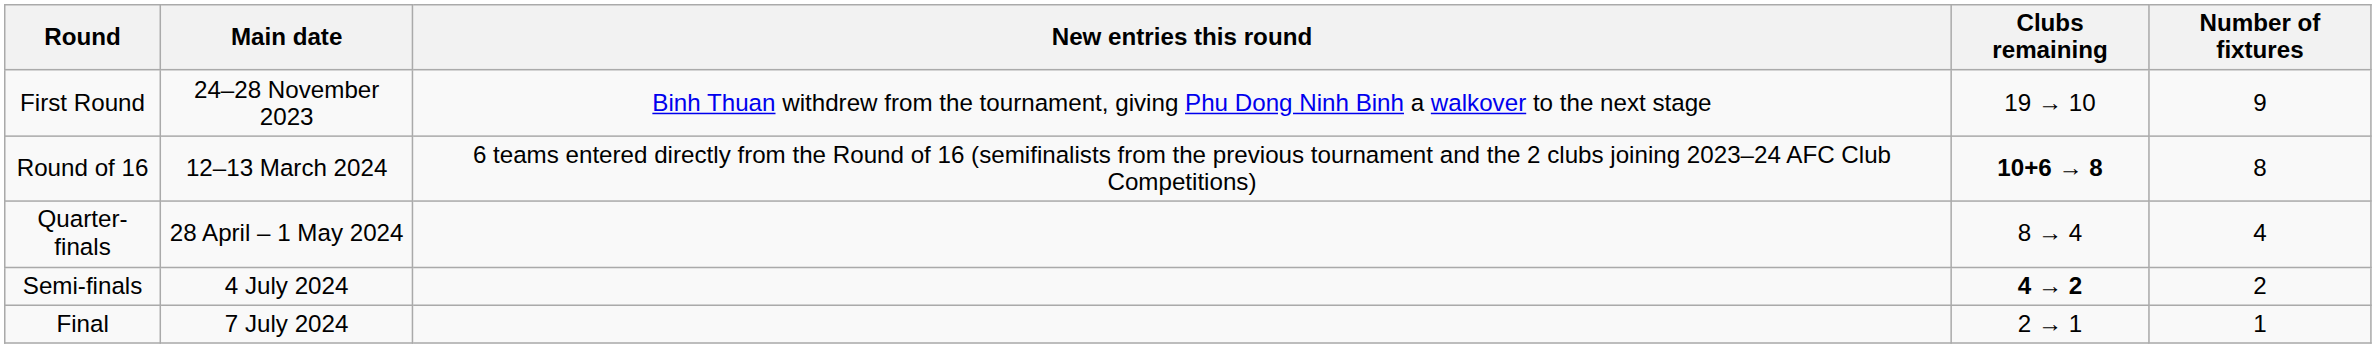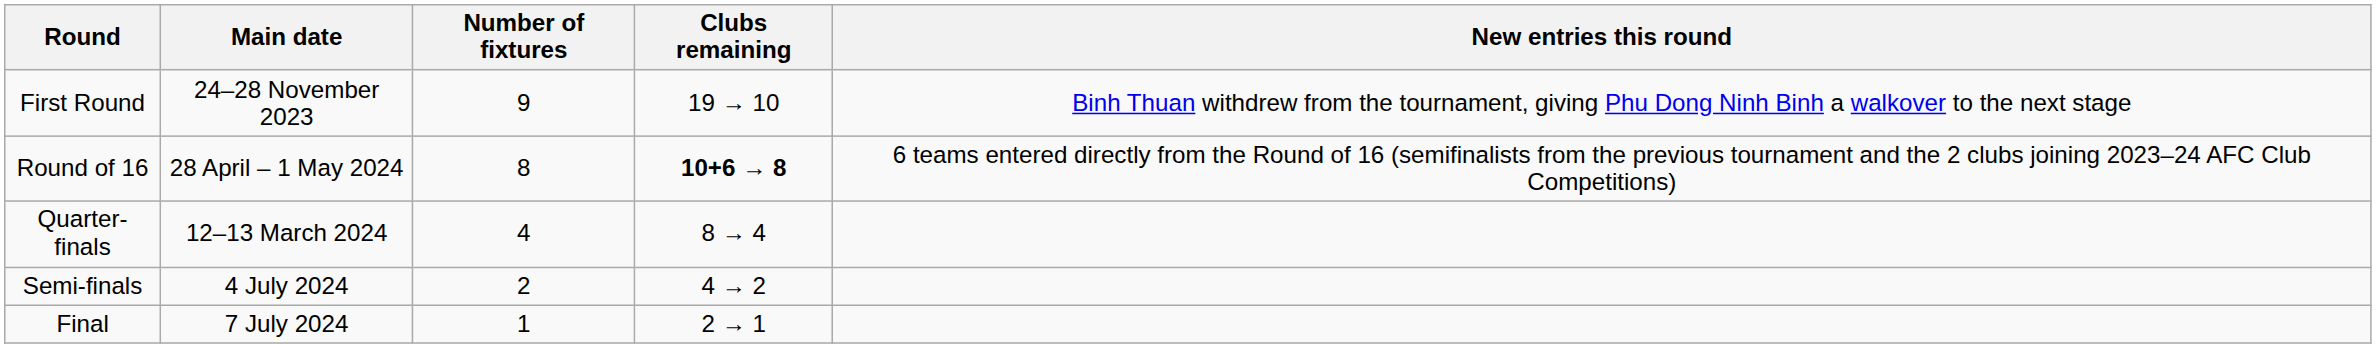columns swapped: (2260, 37) <-> (1182, 37)
(287, 168) 12–13 March 2024 -> (287, 168) 28 April – 1 May 2024
(287, 233) 28 April – 1 May 2024 -> (287, 233) 12–13 March 2024
(2050, 285) bold -> (734, 285) normal
